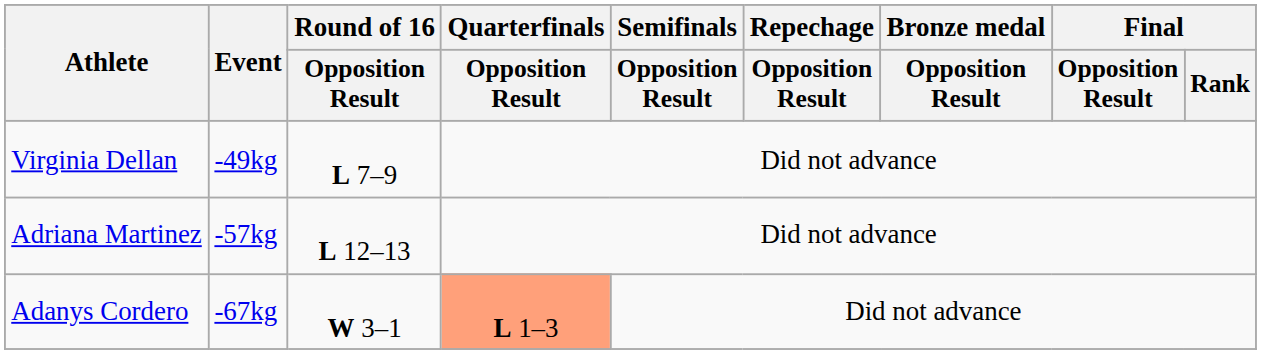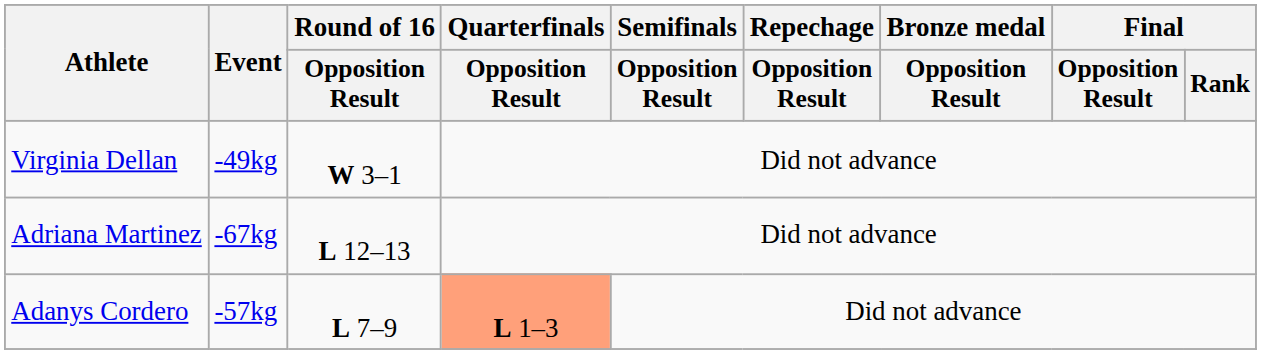(365, 175) L 7–9 -> (365, 175) W 3–1
(246, 235) -57kg -> (246, 235) -67kg
(246, 311) -67kg -> (246, 311) -57kg
(365, 327) W 3–1 -> (365, 327) L 7–9
